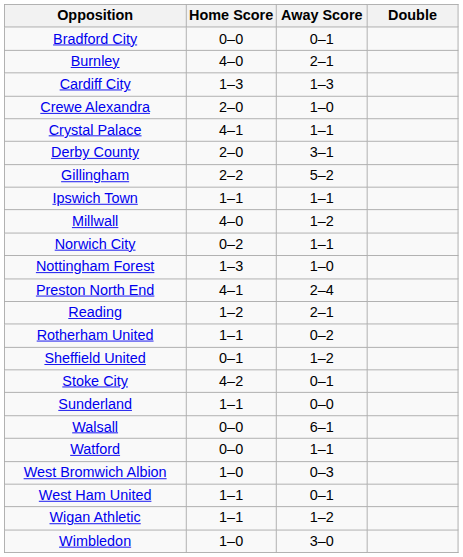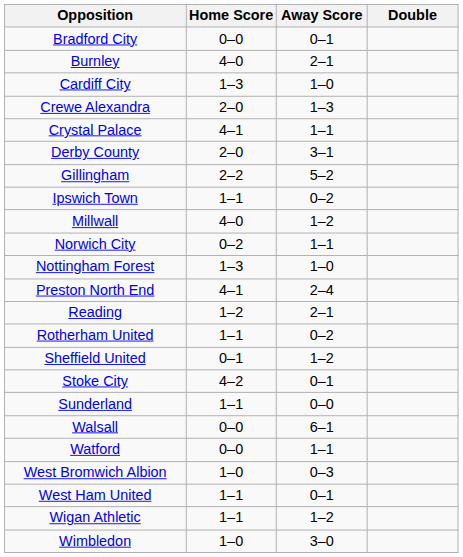(322, 84) 1–3 -> (322, 84) 1–0
(322, 107) 1–0 -> (322, 107) 1–3
(322, 198) 1–1 -> (322, 198) 0–2
